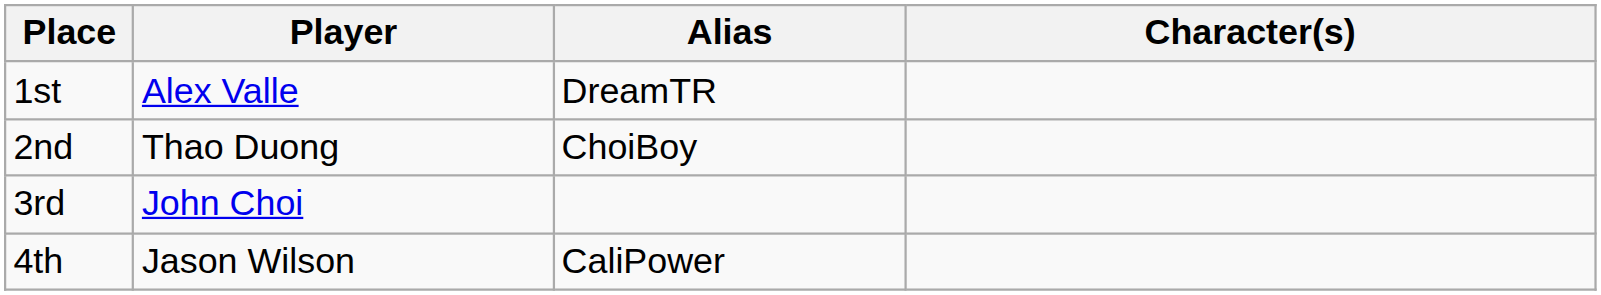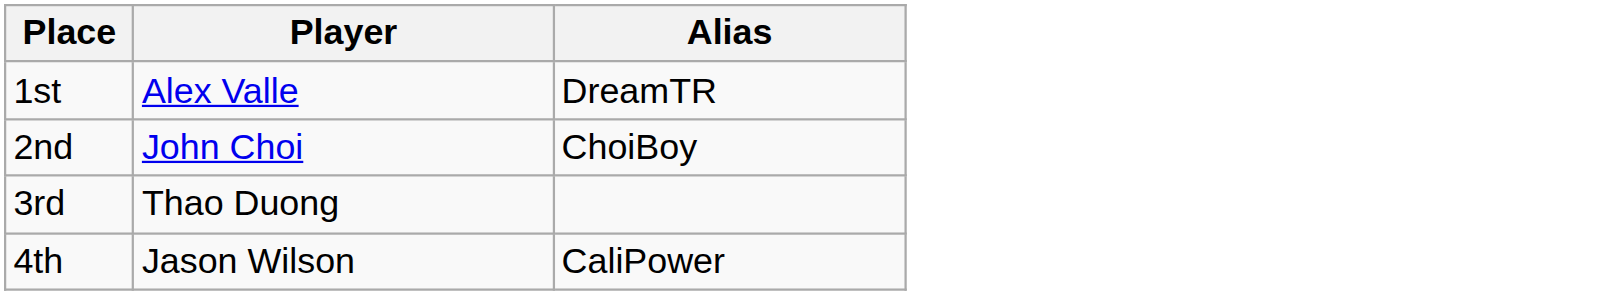- column: (1250, 32)
(241, 146) Thao Duong -> (223, 146) John Choi
(223, 203) John Choi -> (241, 203) Thao Duong
